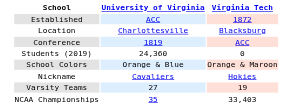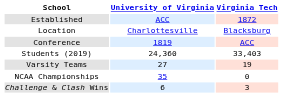(242, 53) 0 -> (247, 53) 33,403
- row: (57, 65)
- row: (57, 76)
(242, 99) 33,403 -> (247, 76) 0
+ row: (57, 88)
